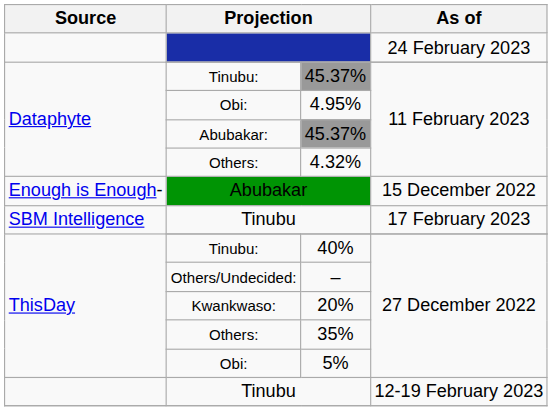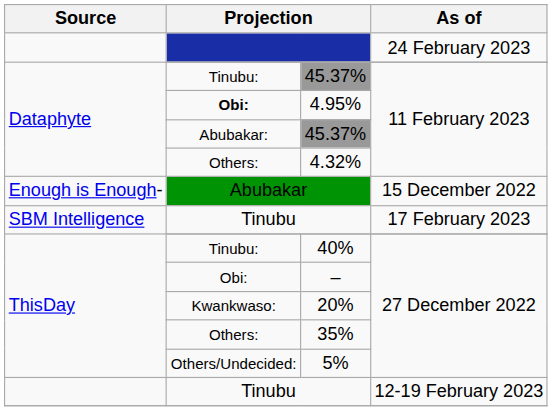(234, 105) normal -> (234, 104) bold
(234, 278) Others/Undecided: -> (234, 278) Obi:
(234, 364) Obi: -> (234, 364) Others/Undecided:
